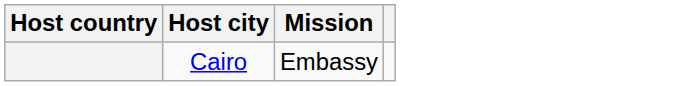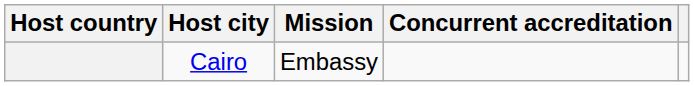+ column: (531, 23)
